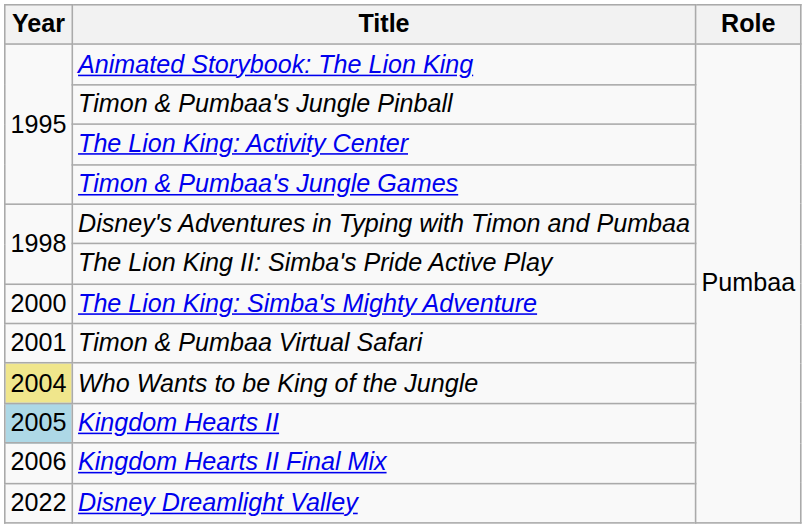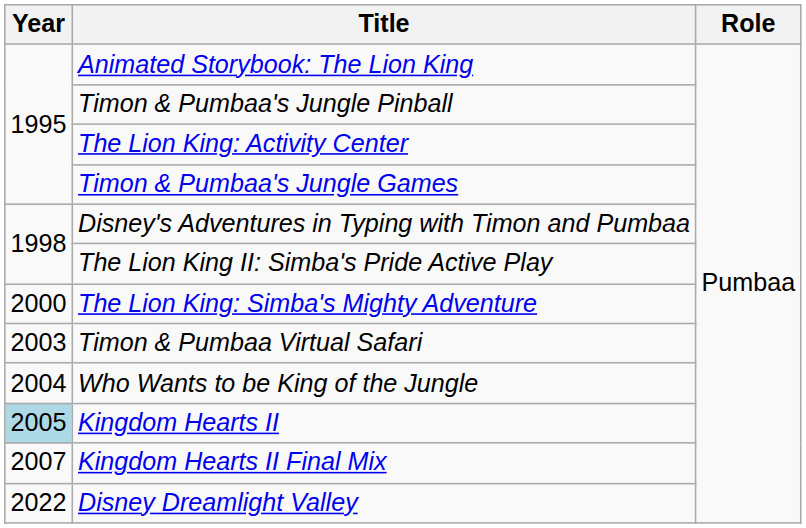(39, 343) 2001 -> (39, 343) 2003
(39, 382) khaki background -> (39, 382) no background
(39, 462) 2006 -> (39, 462) 2007
